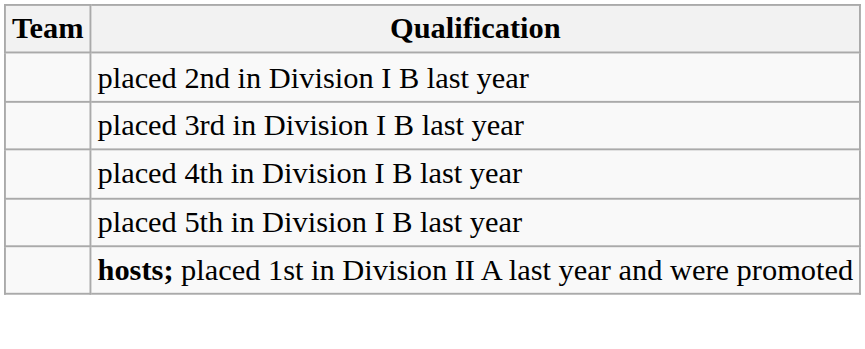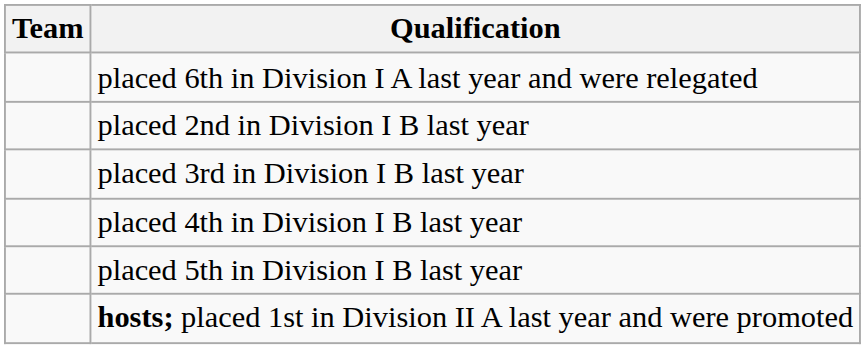+ row: (428, 76)
